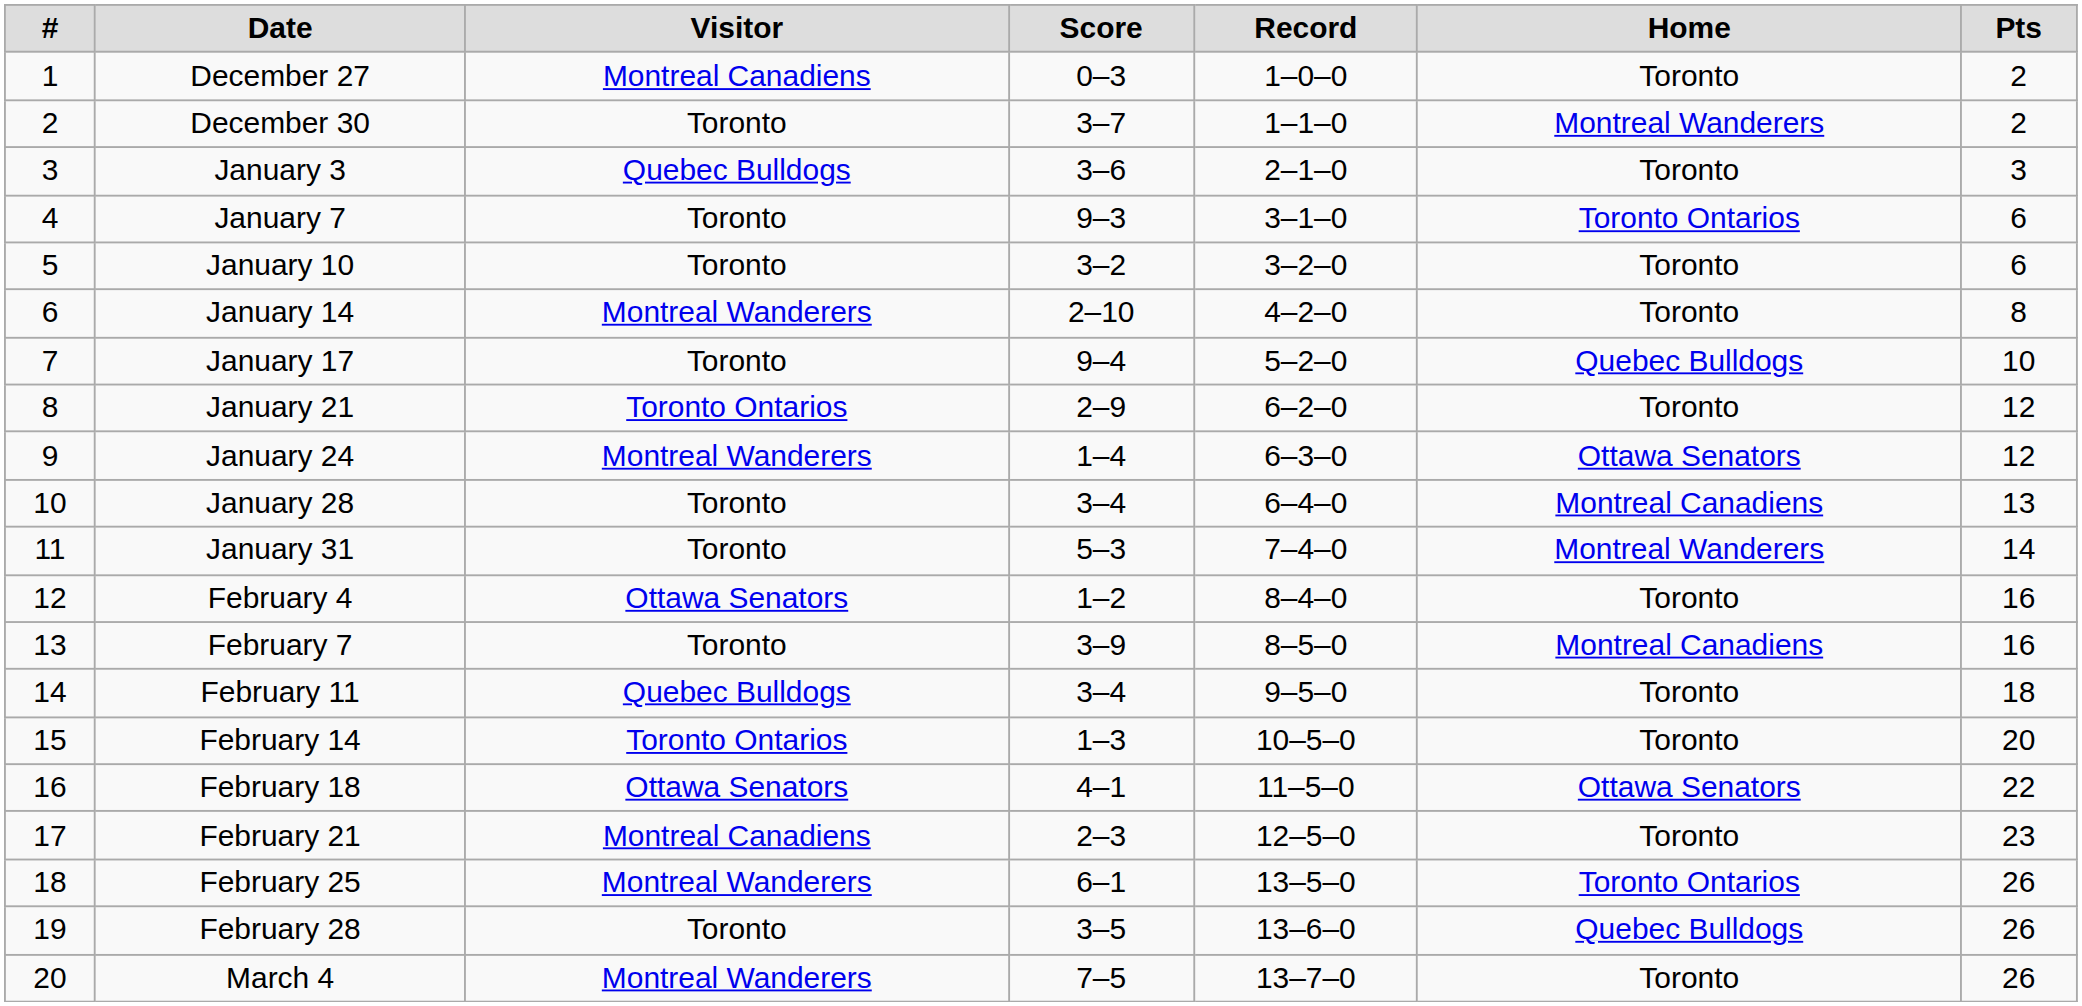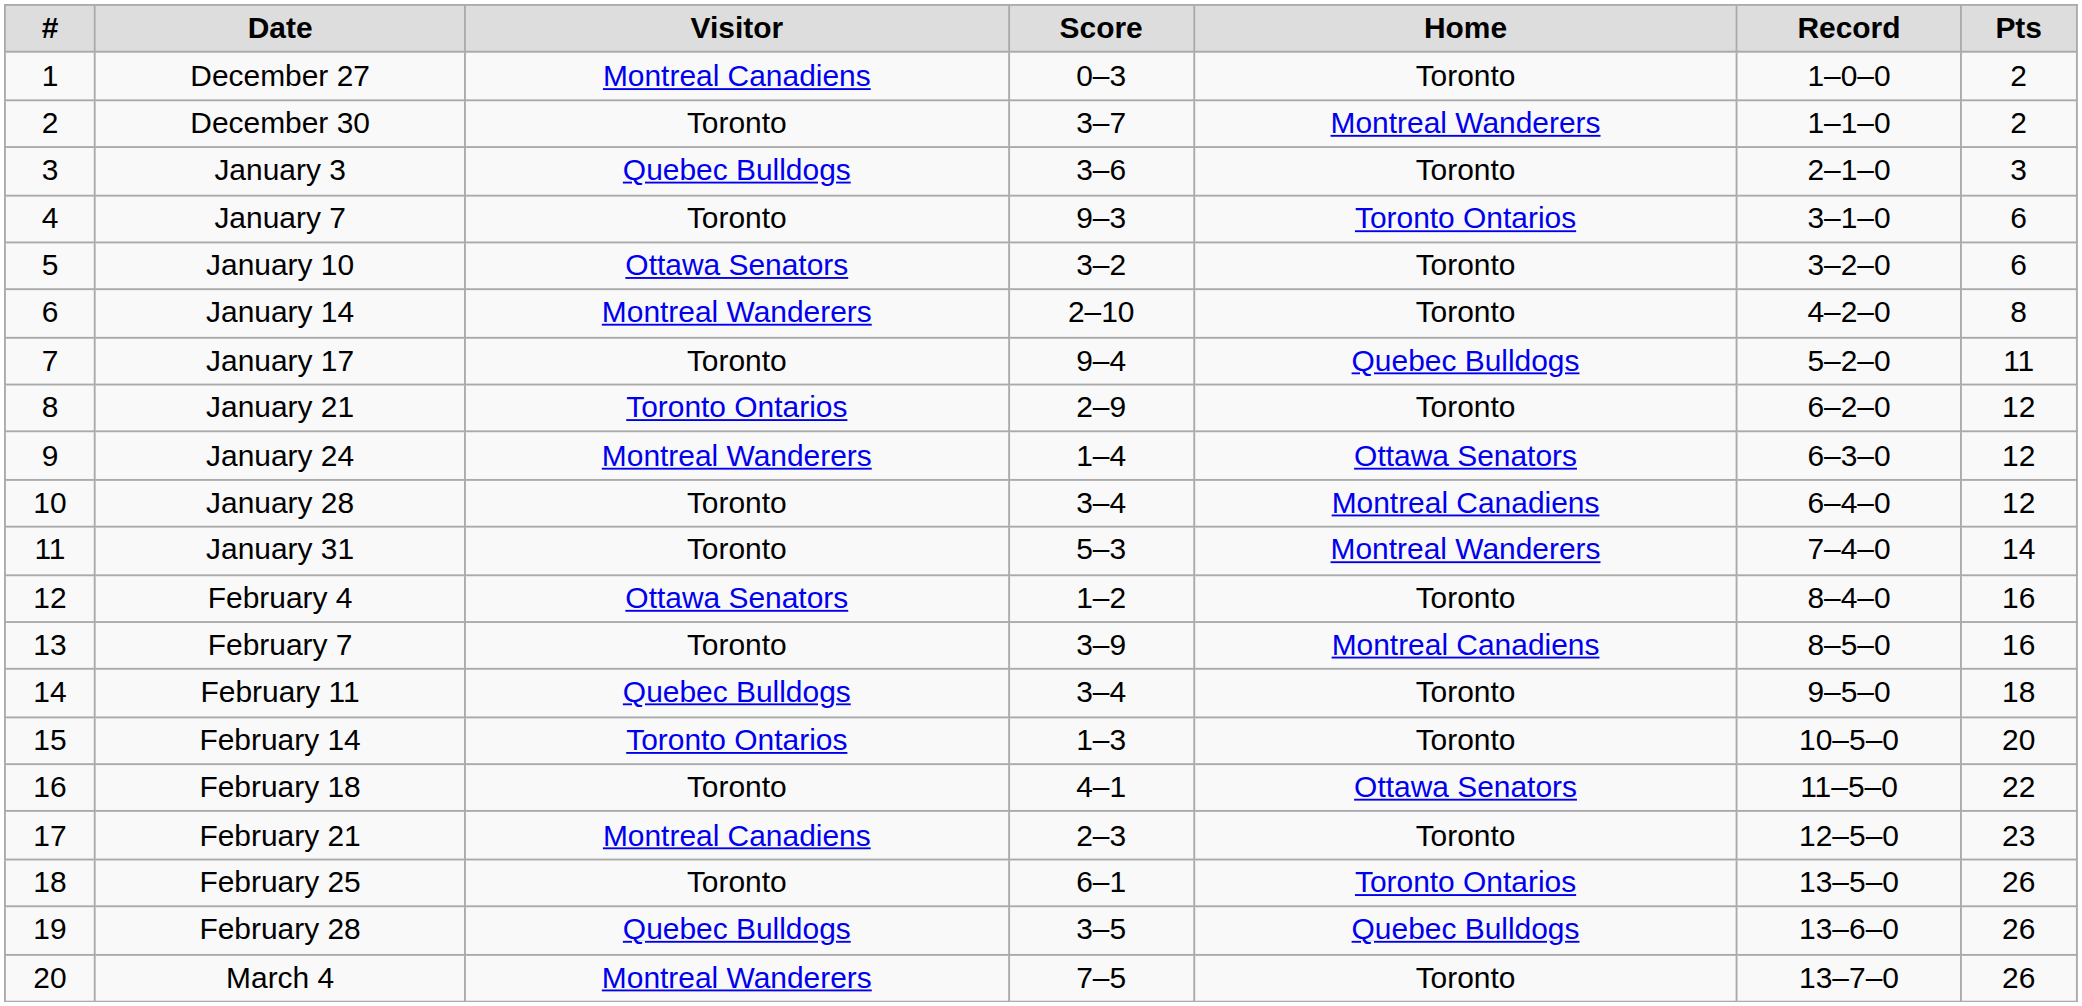columns swapped: (1689, 28) <-> (1306, 28)
(737, 265) Toronto -> (737, 265) Ottawa Senators
(2019, 360) 10 -> (2019, 360) 11
(2019, 502) 13 -> (2019, 502) 12
(737, 787) Ottawa Senators -> (737, 787) Toronto
(737, 882) Montreal Wanderers -> (737, 882) Toronto
(737, 929) Toronto -> (737, 929) Quebec Bulldogs
